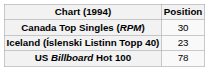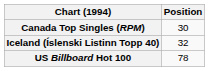(183, 43) 23 -> (183, 43) 32
